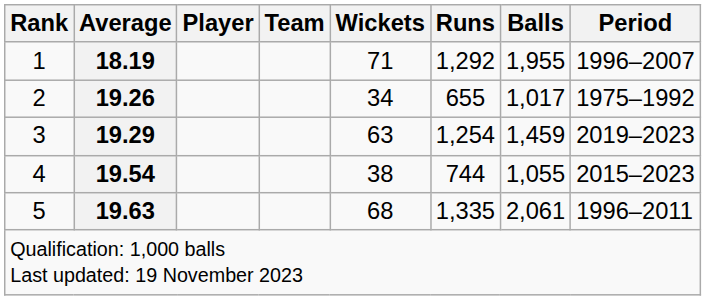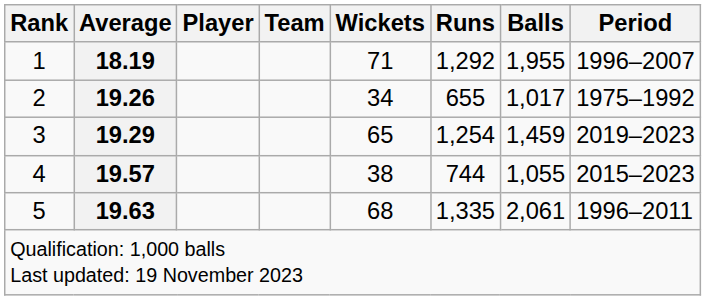(380, 135) 63 -> (380, 135) 65
(125, 173) 19.54 -> (125, 173) 19.57
